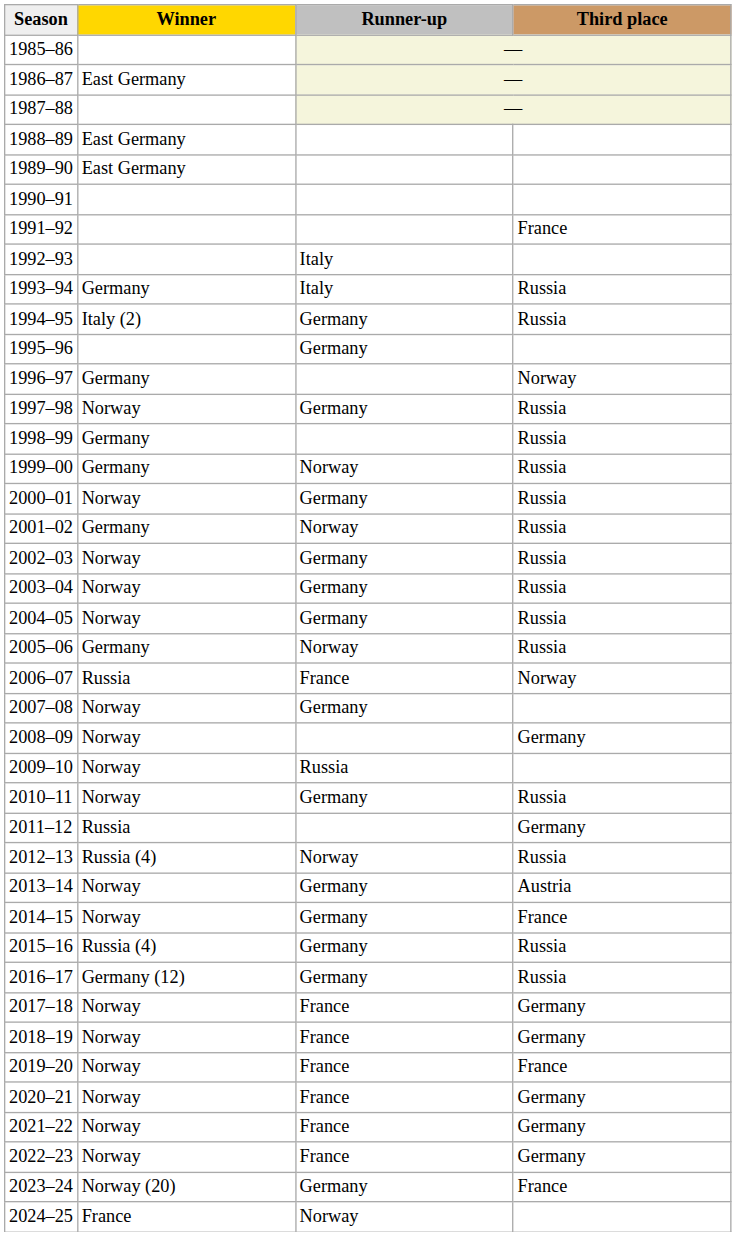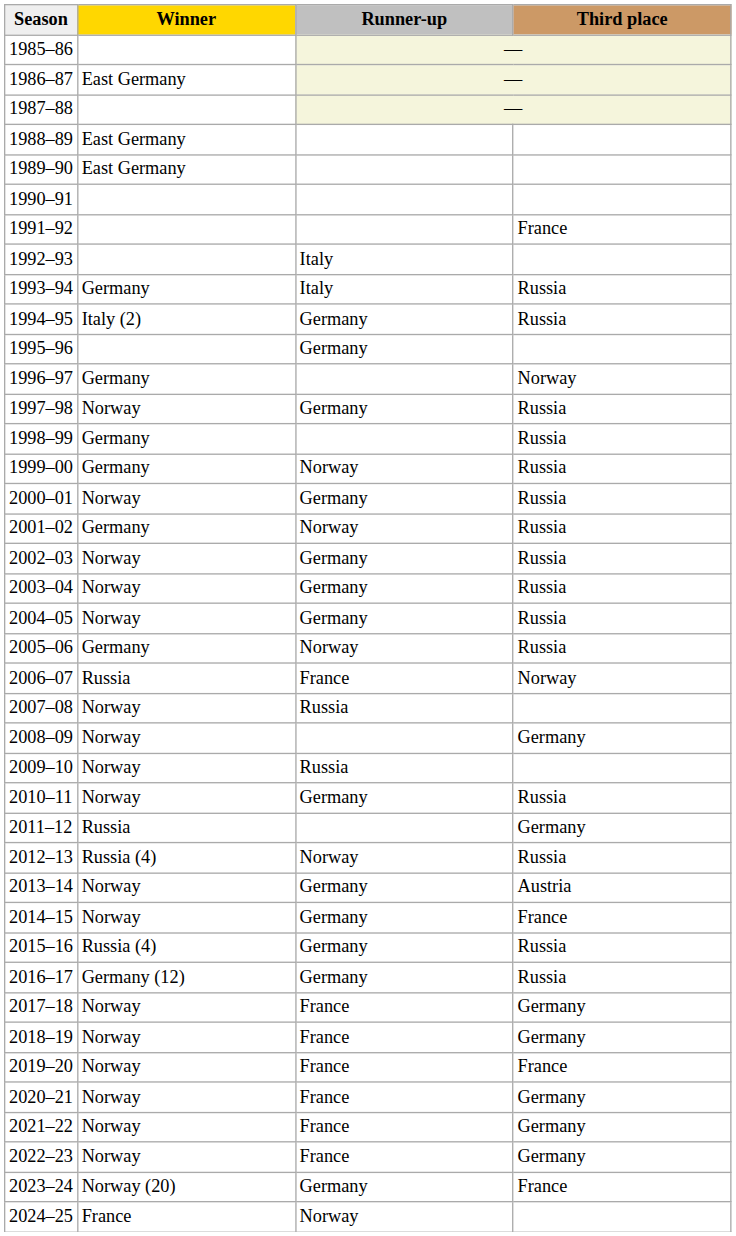(334, 707) Germany -> (324, 707) Russia
